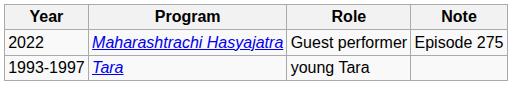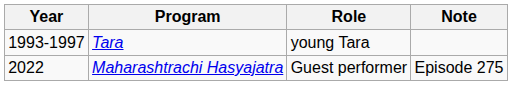rows swapped: (108, 67) <-> (188, 42)
